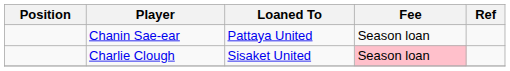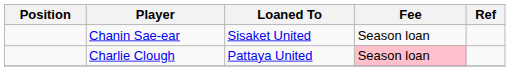(270, 35) Pattaya United -> (269, 35) Sisaket United
(269, 55) Sisaket United -> (270, 55) Pattaya United
